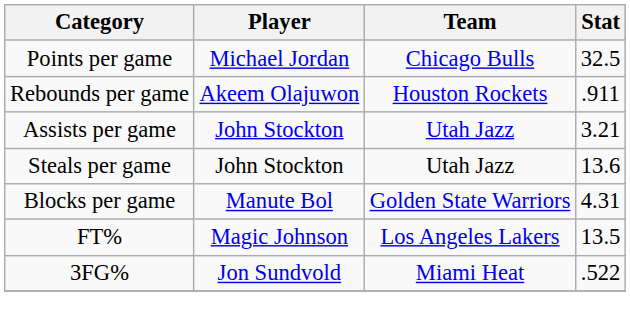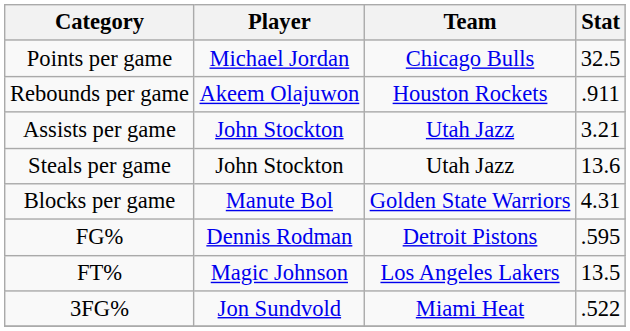+ row: (99, 237)
